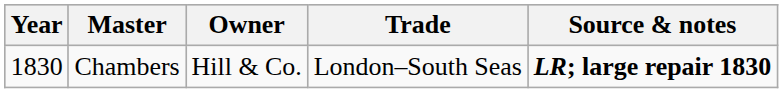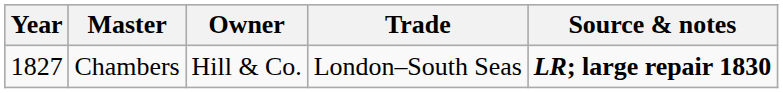(37, 66) 1830 -> (37, 66) 1827
